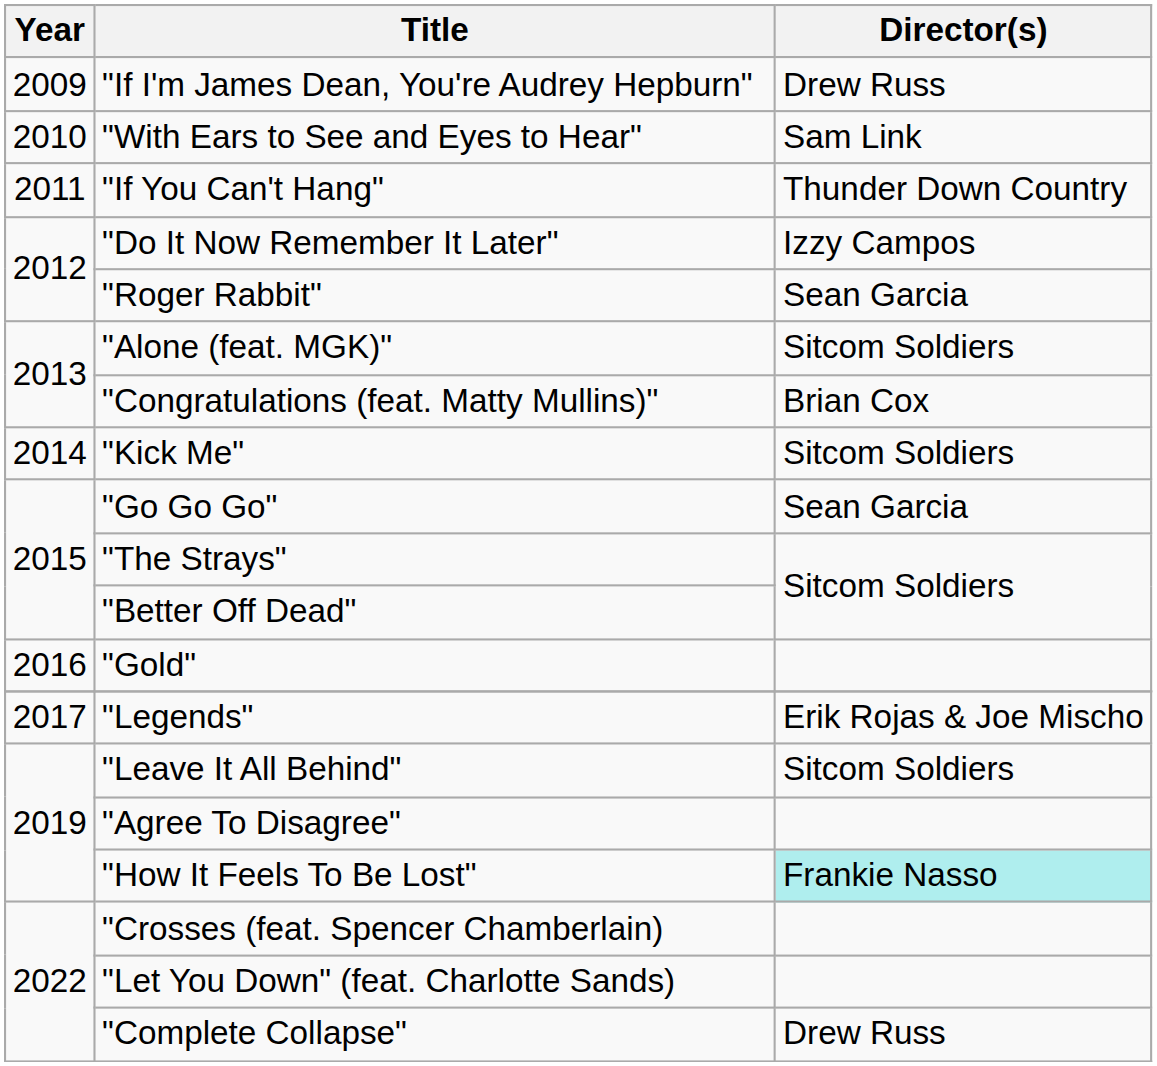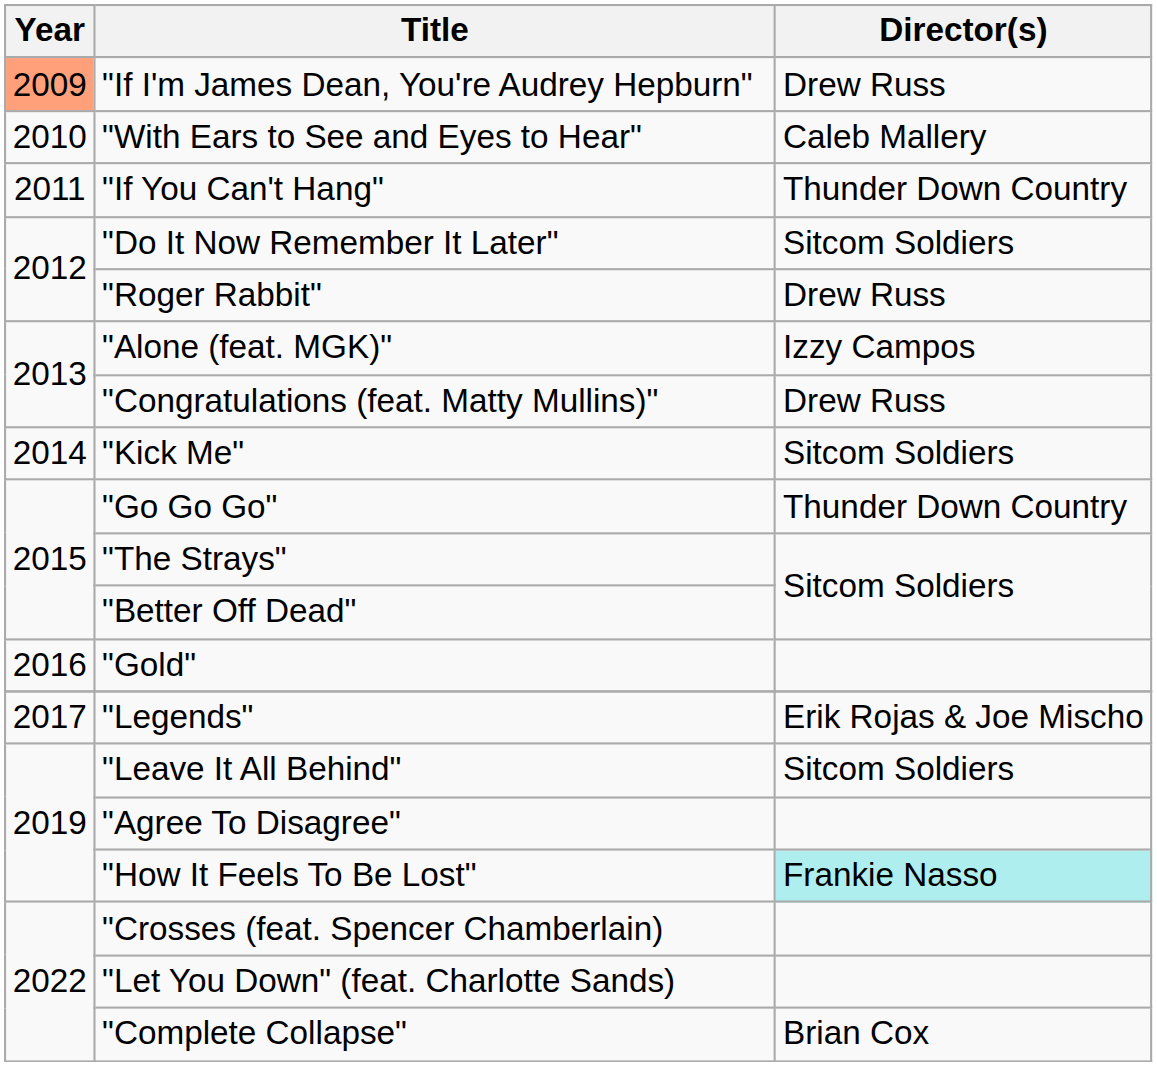(50, 83) no background -> (50, 83) lightsalmon background
(852, 136) Sam Link -> (885, 136) Caleb Mallery
(879, 242) Izzy Campos -> (899, 242) Sitcom Soldiers
(876, 294) Sean Garcia -> (864, 294) Drew Russ
(899, 347) Sitcom Soldiers -> (879, 347) Izzy Campos
(856, 400) Brian Cox -> (864, 400) Drew Russ
(876, 505) Sean Garcia -> (955, 505) Thunder Down Country
(864, 1033) Drew Russ -> (856, 1033) Brian Cox
